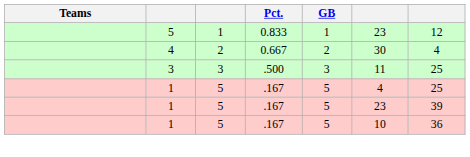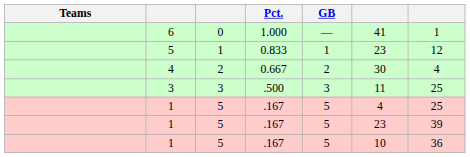+ row: (171, 32)
